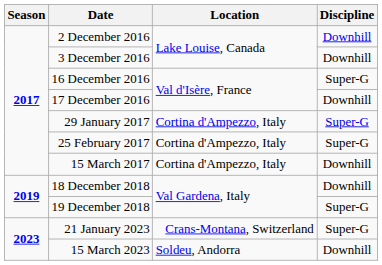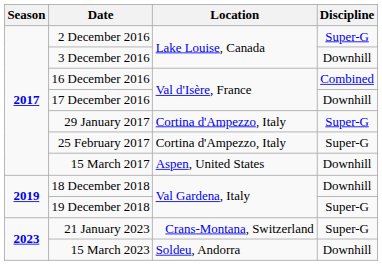(347, 36) Downhill -> (347, 36) Super-G
(347, 79) Super-G -> (347, 79) Combined
(221, 164) Cortina d'Ampezzo, Italy -> (210, 164) Aspen, United States
